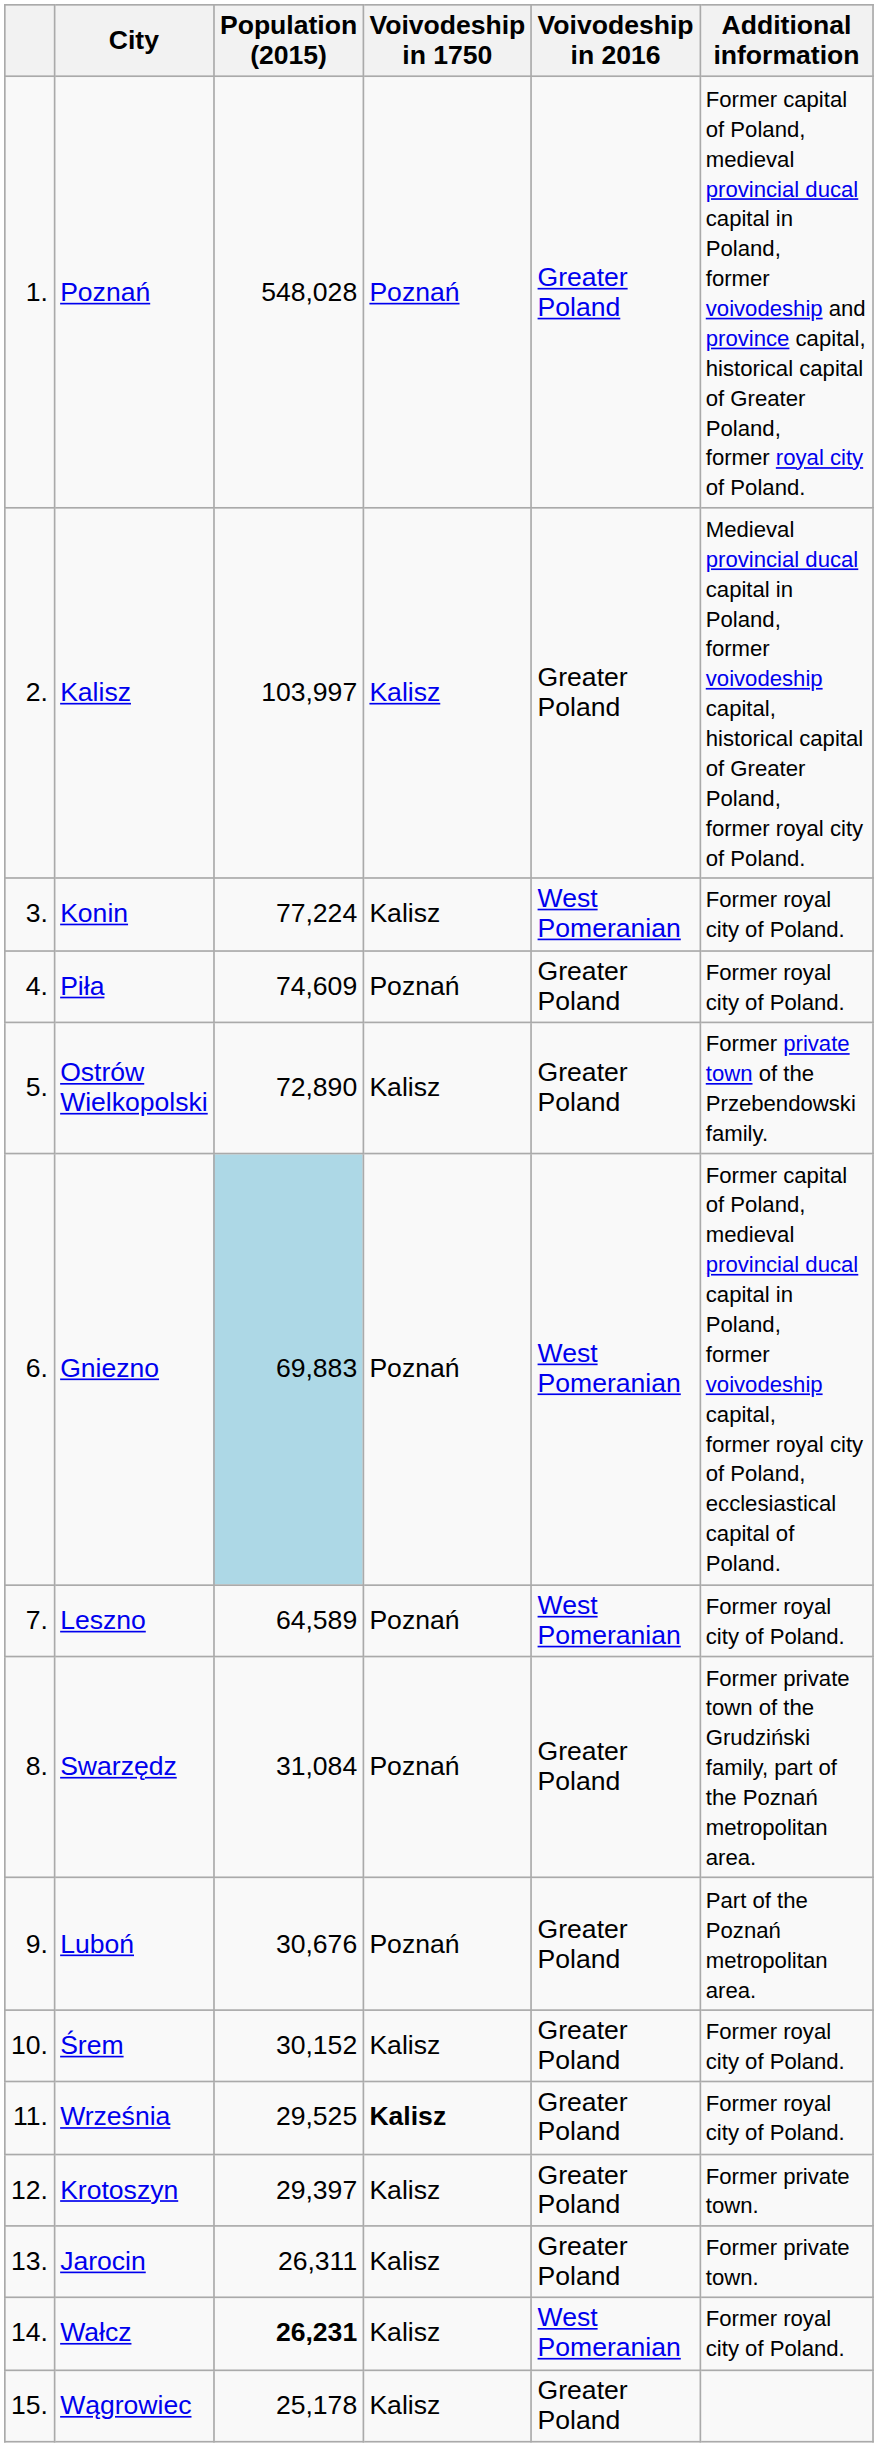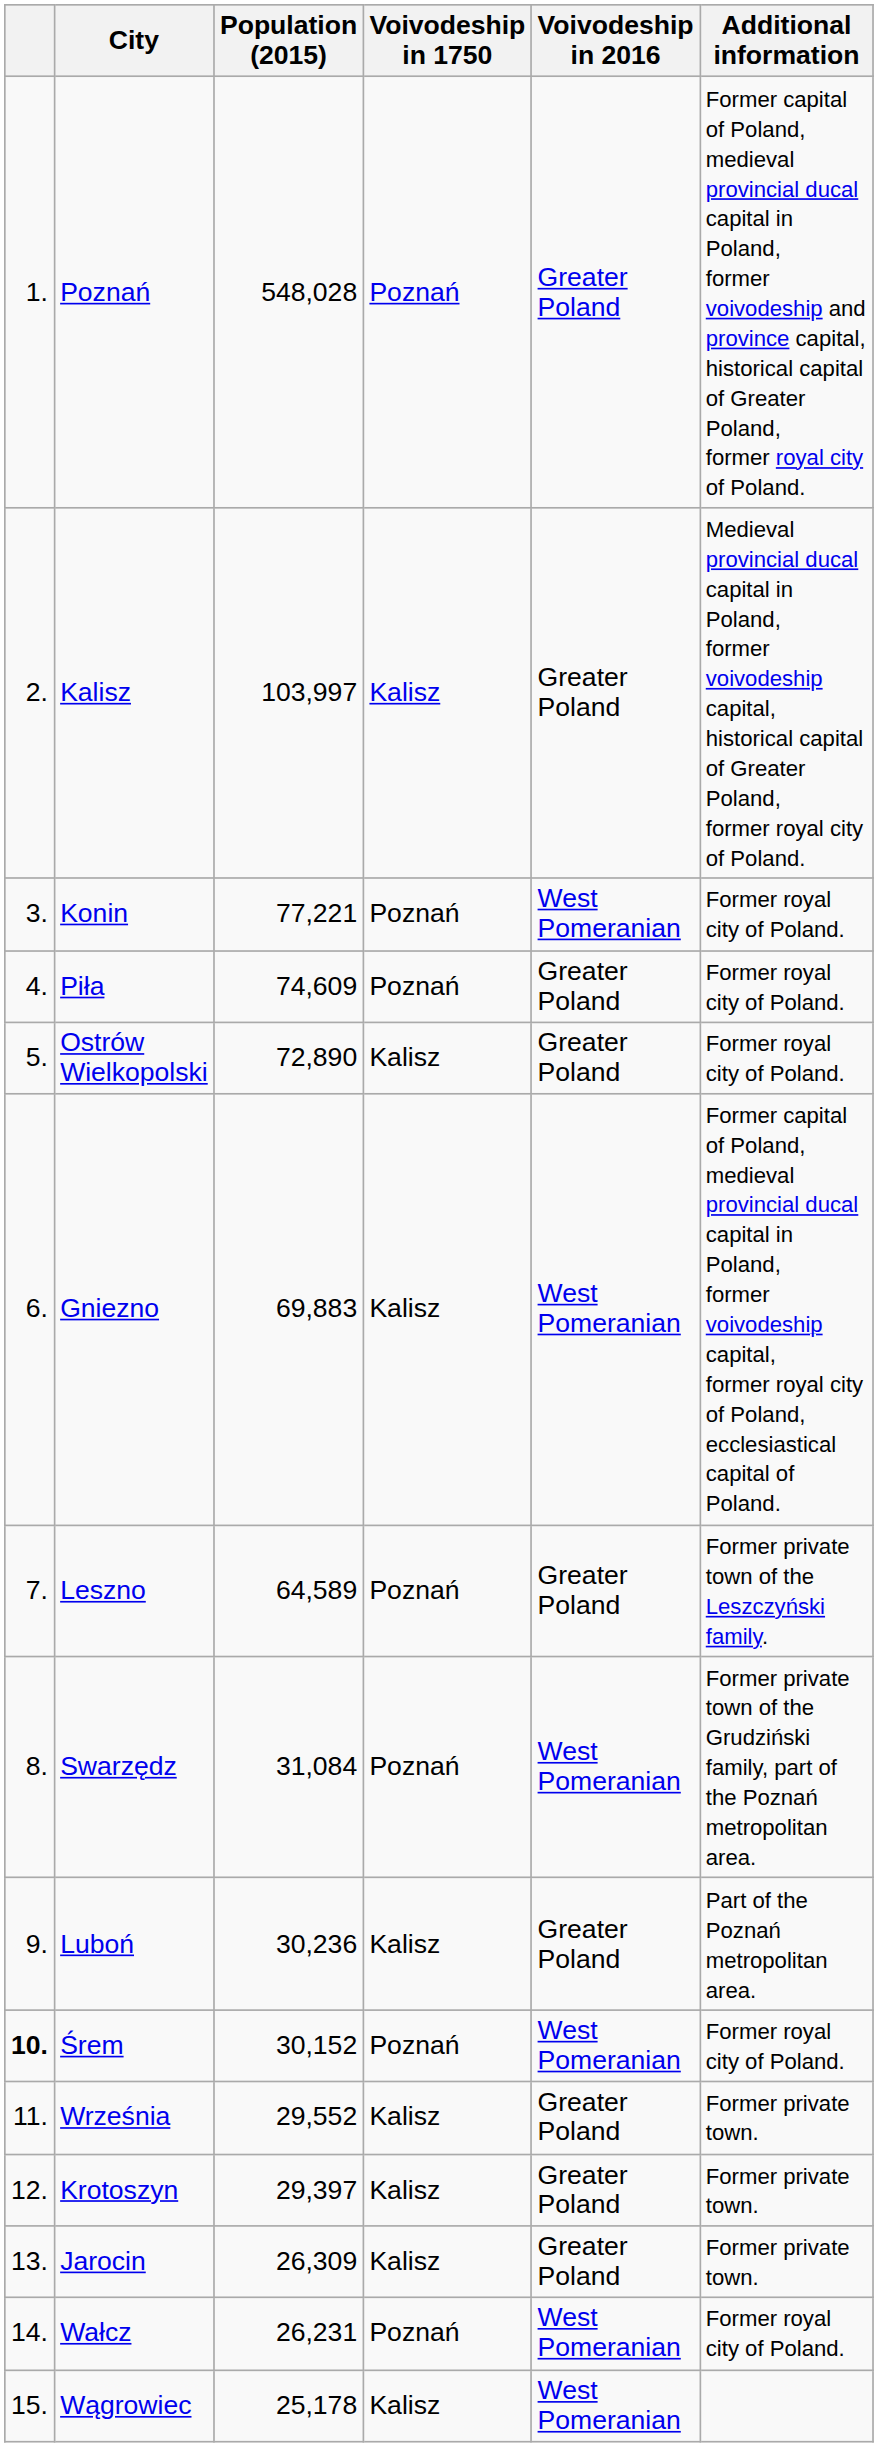(317, 913) 77,224 -> (317, 913) 77,221
(405, 913) Kalisz -> (414, 913) Poznań
(781, 1089) Former private town of the Przebendowski family. -> (775, 1059) Former royal city of Poland.
(317, 1368) lightblue background -> (317, 1309) no background
(414, 1368) Poznań -> (405, 1309) Kalisz
(609, 1620) West Pomeranian -> (583, 1590) Greater Poland
(775, 1621) Former royal city of Poland. -> (778, 1591) Former private town of the Leszczyński family.
(583, 1766) Greater Poland -> (609, 1766) West Pomeranian
(317, 1943) 30,676 -> (317, 1943) 30,236
(414, 1943) Poznań -> (405, 1943) Kalisz
(29, 2045) normal -> (29, 2045) bold
(405, 2045) Kalisz -> (414, 2045) Poznań
(583, 2045) Greater Poland -> (609, 2045) West Pomeranian
(317, 2117) 29,525 -> (317, 2117) 29,552
(408, 2117) bold -> (405, 2117) normal
(775, 2119) Former royal city of Poland. -> (778, 2119) Former private town.
(318, 2261) 26,311 -> (317, 2261) 26,309
(317, 2333) bold -> (317, 2333) normal
(405, 2333) Kalisz -> (414, 2333) Poznań
(583, 2405) Greater Poland -> (609, 2405) West Pomeranian
